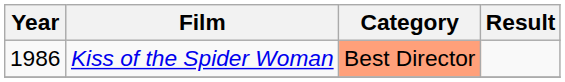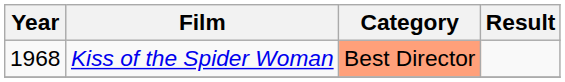(35, 58) 1986 -> (35, 58) 1968
